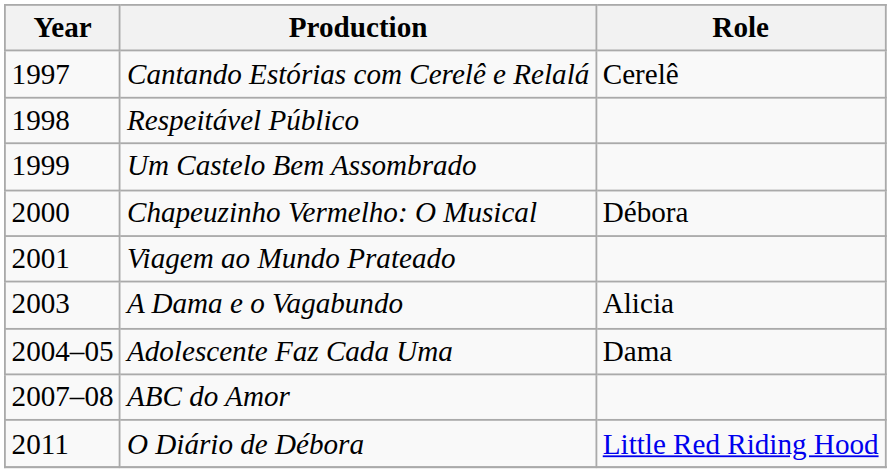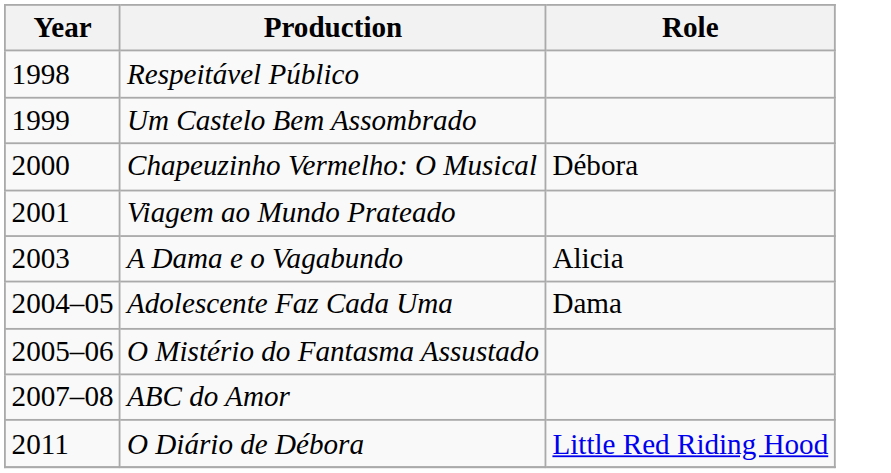- row: (358, 73)
+ row: (333, 350)
